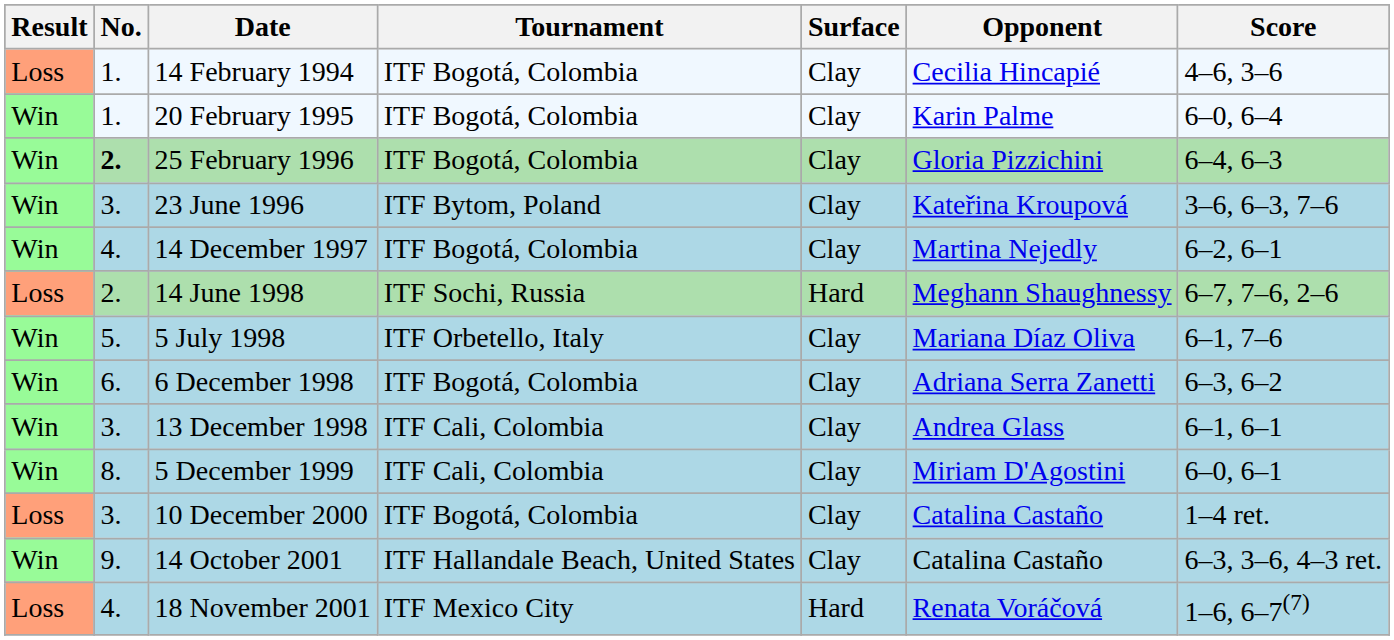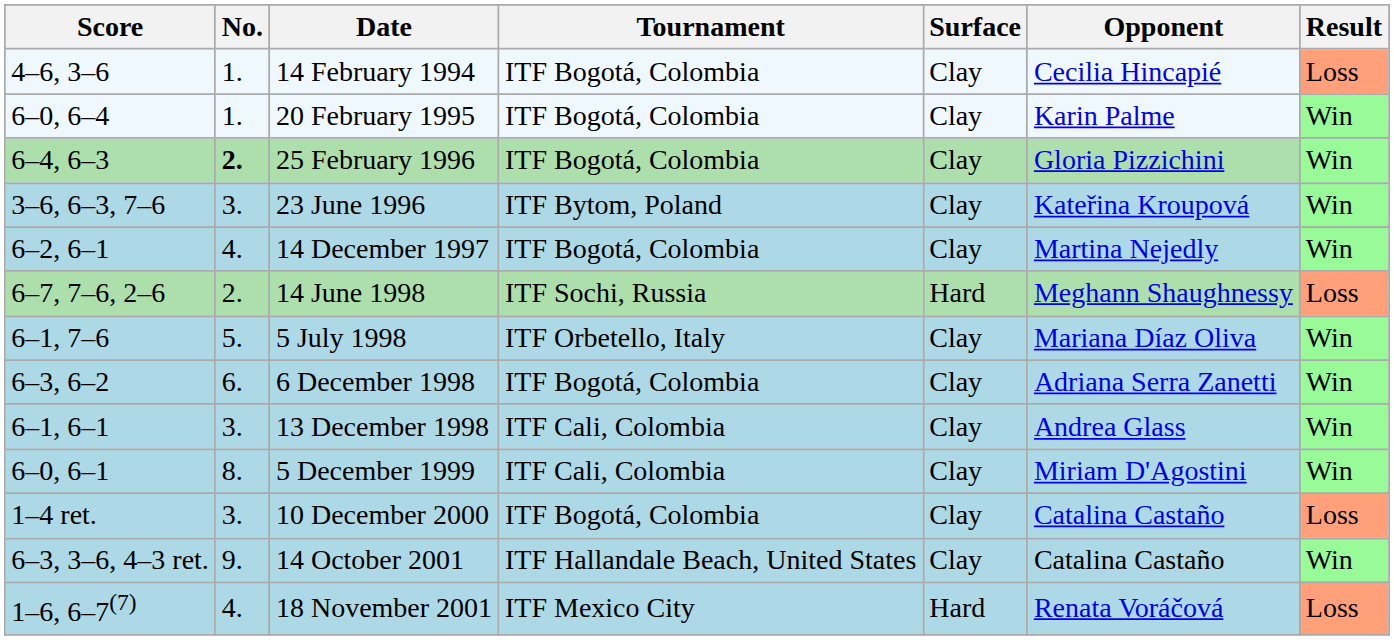columns swapped: (49, 26) <-> (1283, 26)
